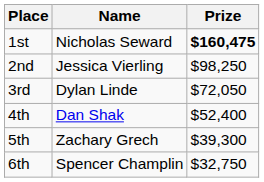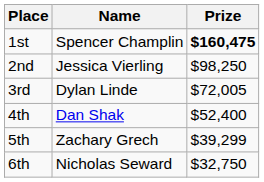(114, 41) Nicholas Seward -> (120, 41) Spencer Champlin
(219, 90) $72,050 -> (219, 90) $72,005
(219, 139) $39,300 -> (219, 139) $39,299
(120, 164) Spencer Champlin -> (114, 164) Nicholas Seward
